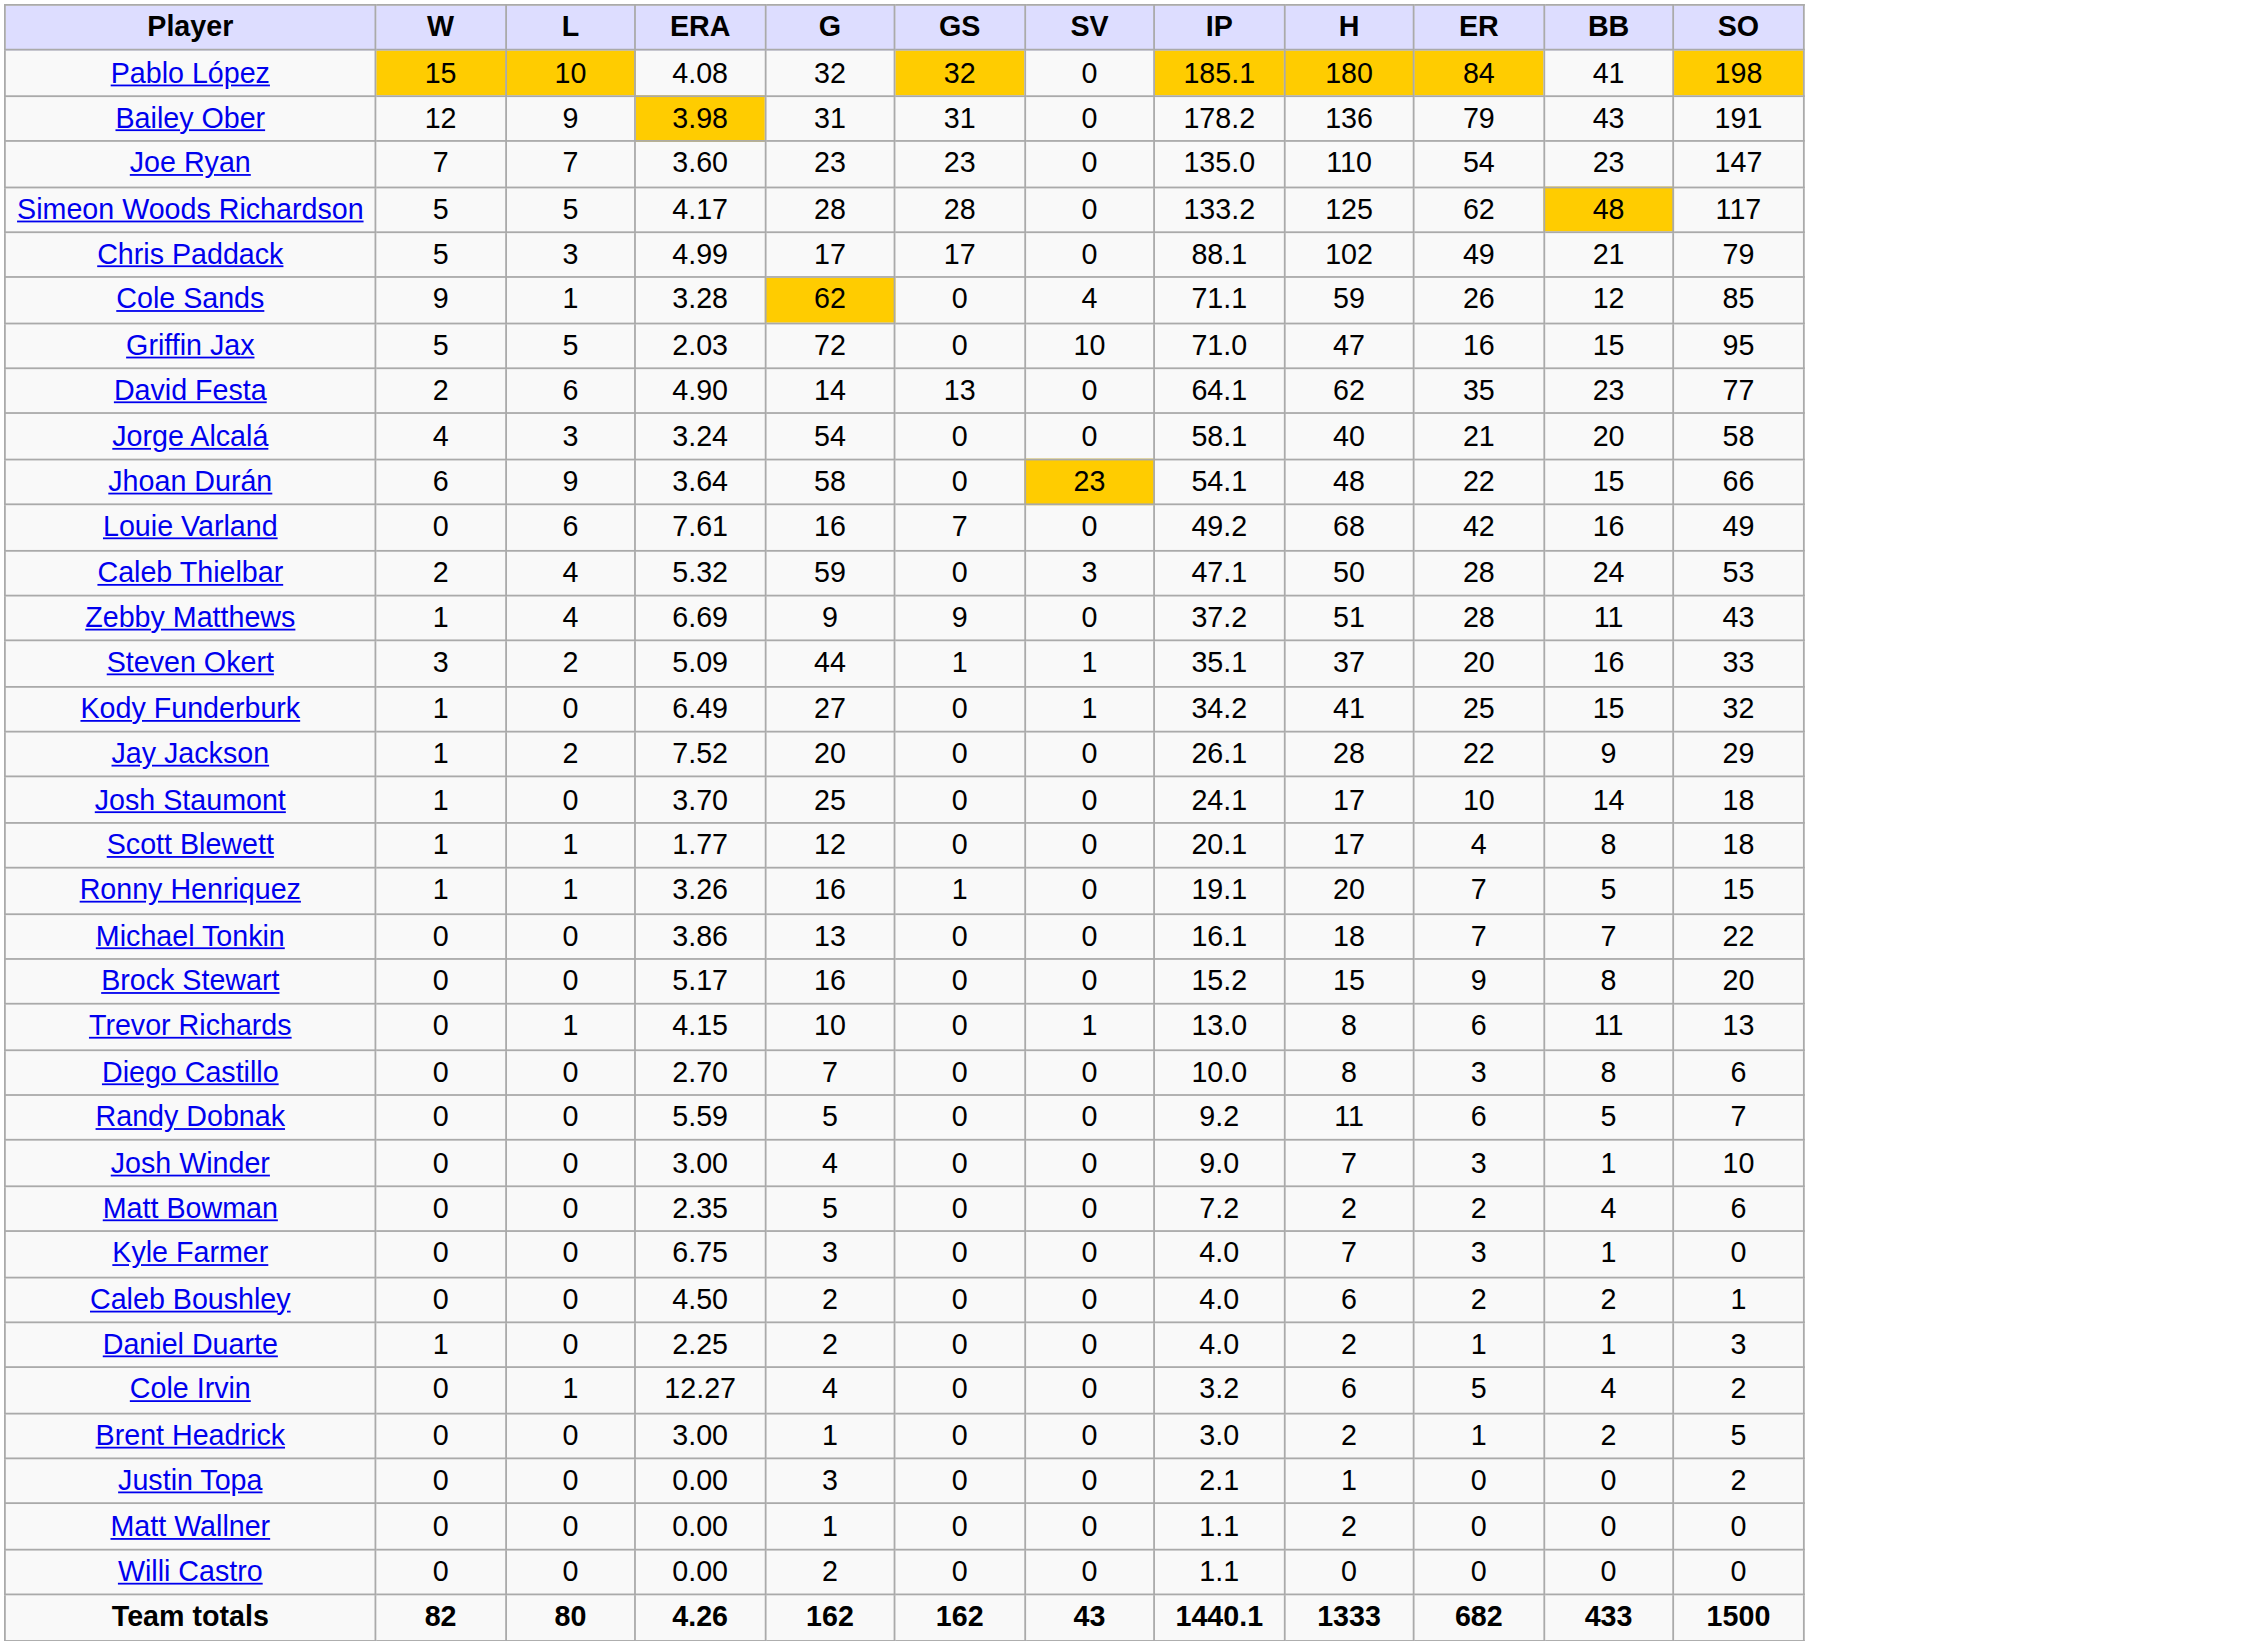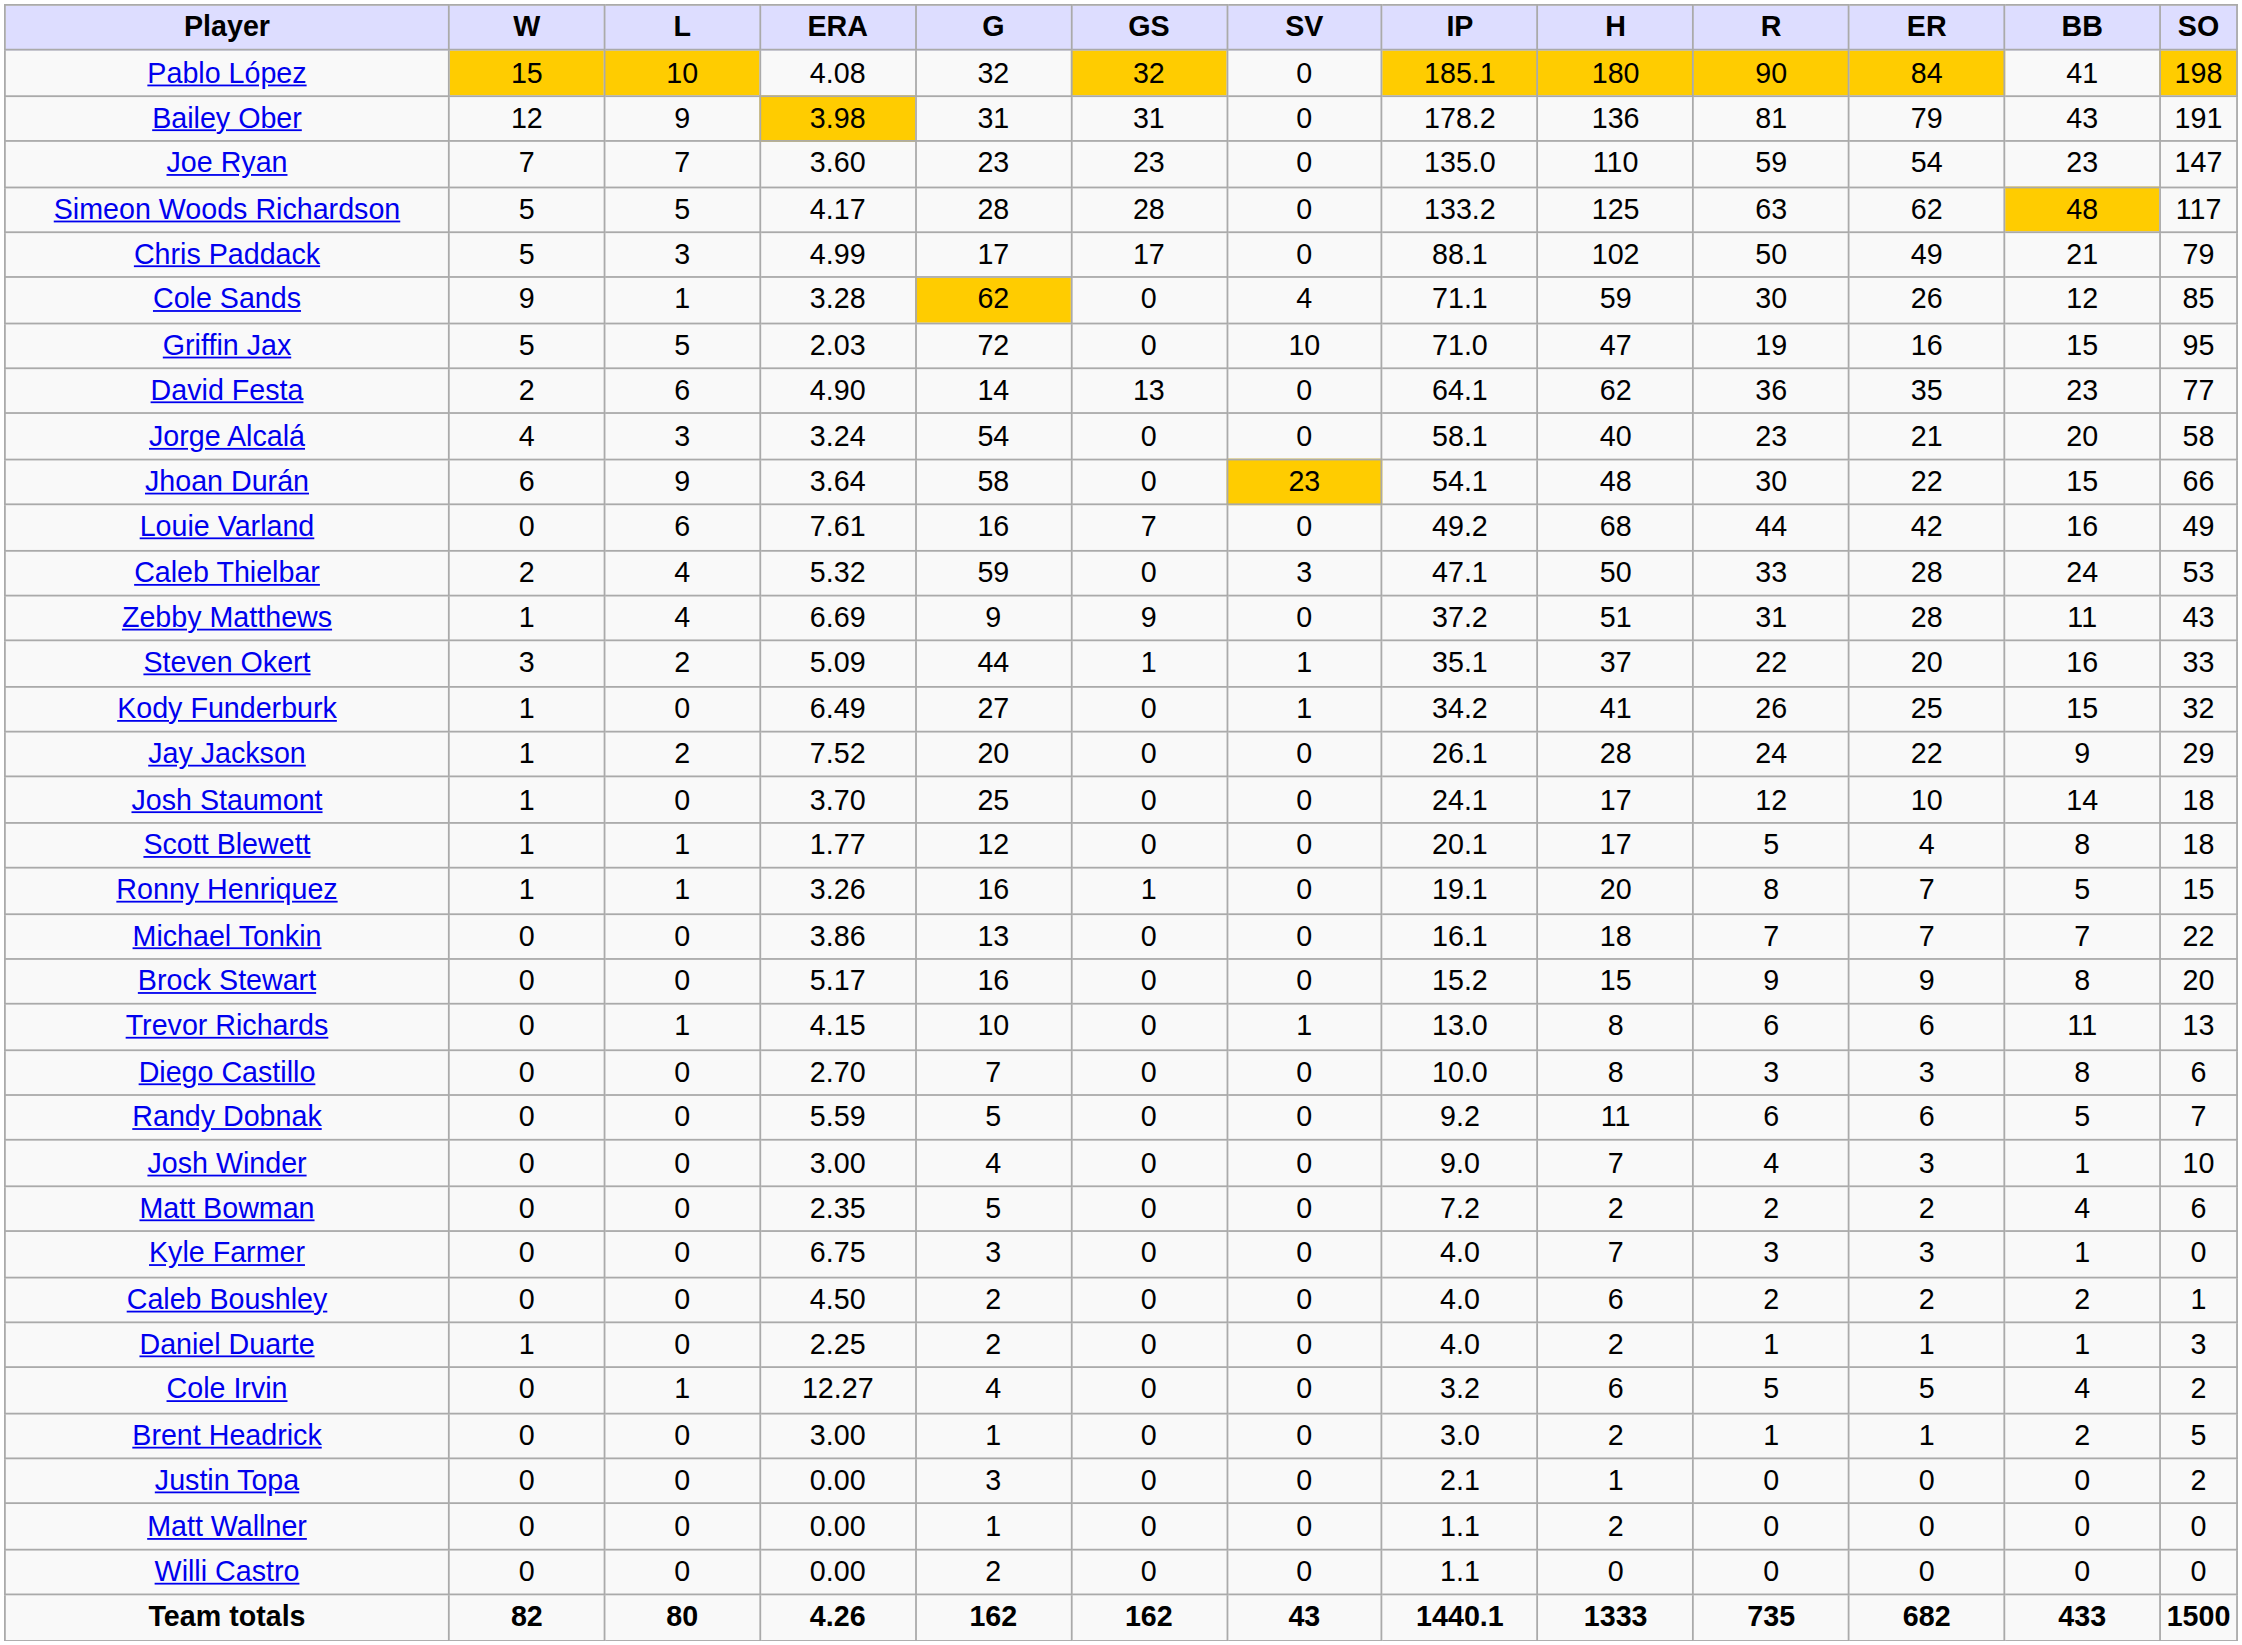+ column: (1771, 27)
